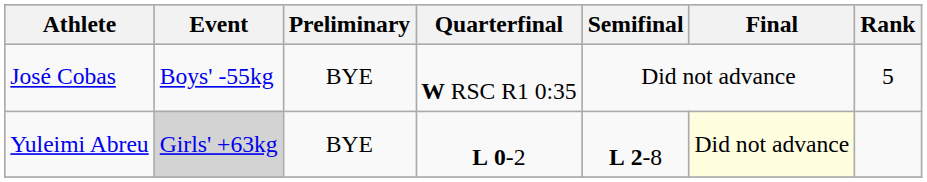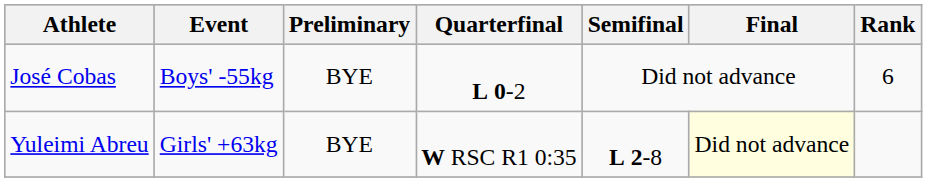(499, 91) W RSC R1 0:35 -> (499, 91) L 0-2
(888, 77) 5 -> (888, 77) 6
(219, 144) lightgrey background -> (219, 144) no background
(499, 158) L 0-2 -> (499, 158) W RSC R1 0:35
